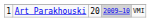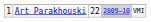(95, 11) 20 -> (95, 11) 22
